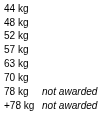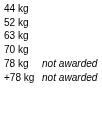- row: (16, 22)
- row: (16, 50)
